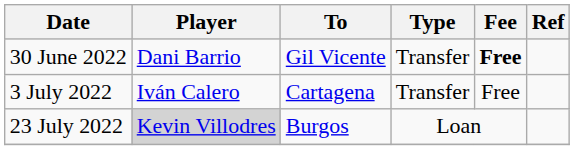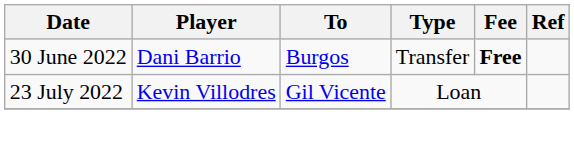(336, 56) Gil Vicente -> (317, 56) Burgos
- row: (61, 91)
(206, 126) lightgrey background -> (206, 91) no background
(317, 126) Burgos -> (336, 91) Gil Vicente
